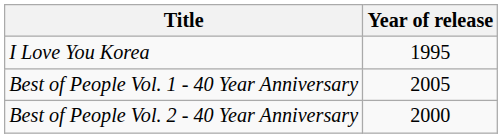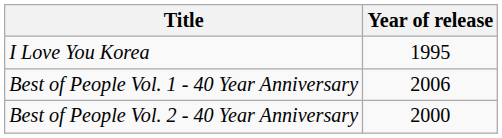(430, 84) 2005 -> (430, 84) 2006
